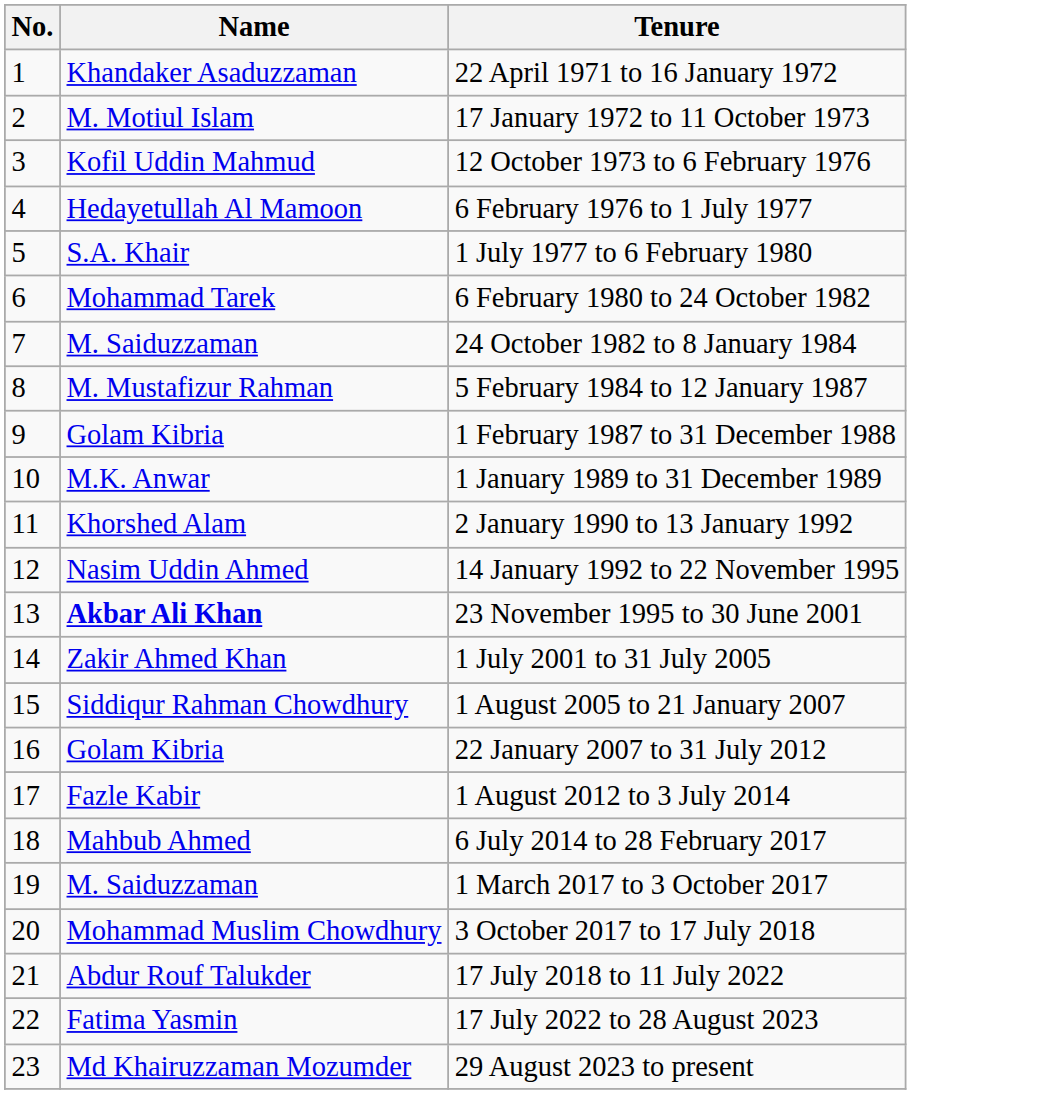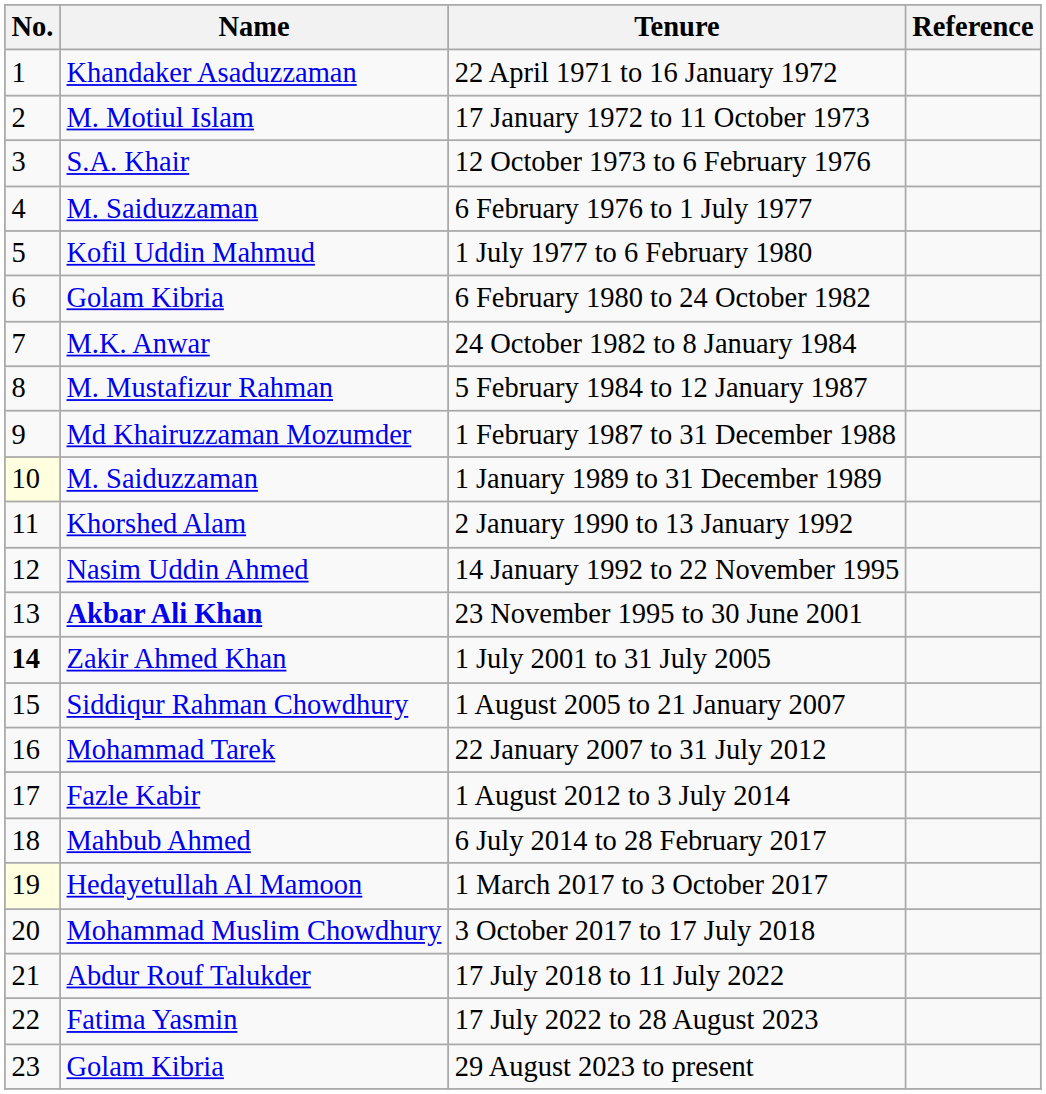+ column: (973, 27)
(191, 162) Kofil Uddin Mahmud -> (128, 162) S.A. Khair
(214, 207) Hedayetullah Al Mamoon -> (162, 207) M. Saiduzzaman
(128, 252) S.A. Khair -> (191, 252) Kofil Uddin Mahmud
(171, 298) Mohammad Tarek -> (145, 298) Golam Kibria
(162, 343) M. Saiduzzaman -> (138, 343) M.K. Anwar
(145, 433) Golam Kibria -> (239, 433) Md Khairuzzaman Mozumder
(26, 478) no background -> (26, 478) lightyellow background
(138, 478) M.K. Anwar -> (162, 478) M. Saiduzzaman
(26, 659) normal -> (26, 659) bold
(145, 749) Golam Kibria -> (171, 749) Mohammad Tarek
(26, 885) no background -> (26, 885) lightyellow background
(162, 885) M. Saiduzzaman -> (214, 885) Hedayetullah Al Mamoon
(239, 1065) Md Khairuzzaman Mozumder -> (145, 1065) Golam Kibria
